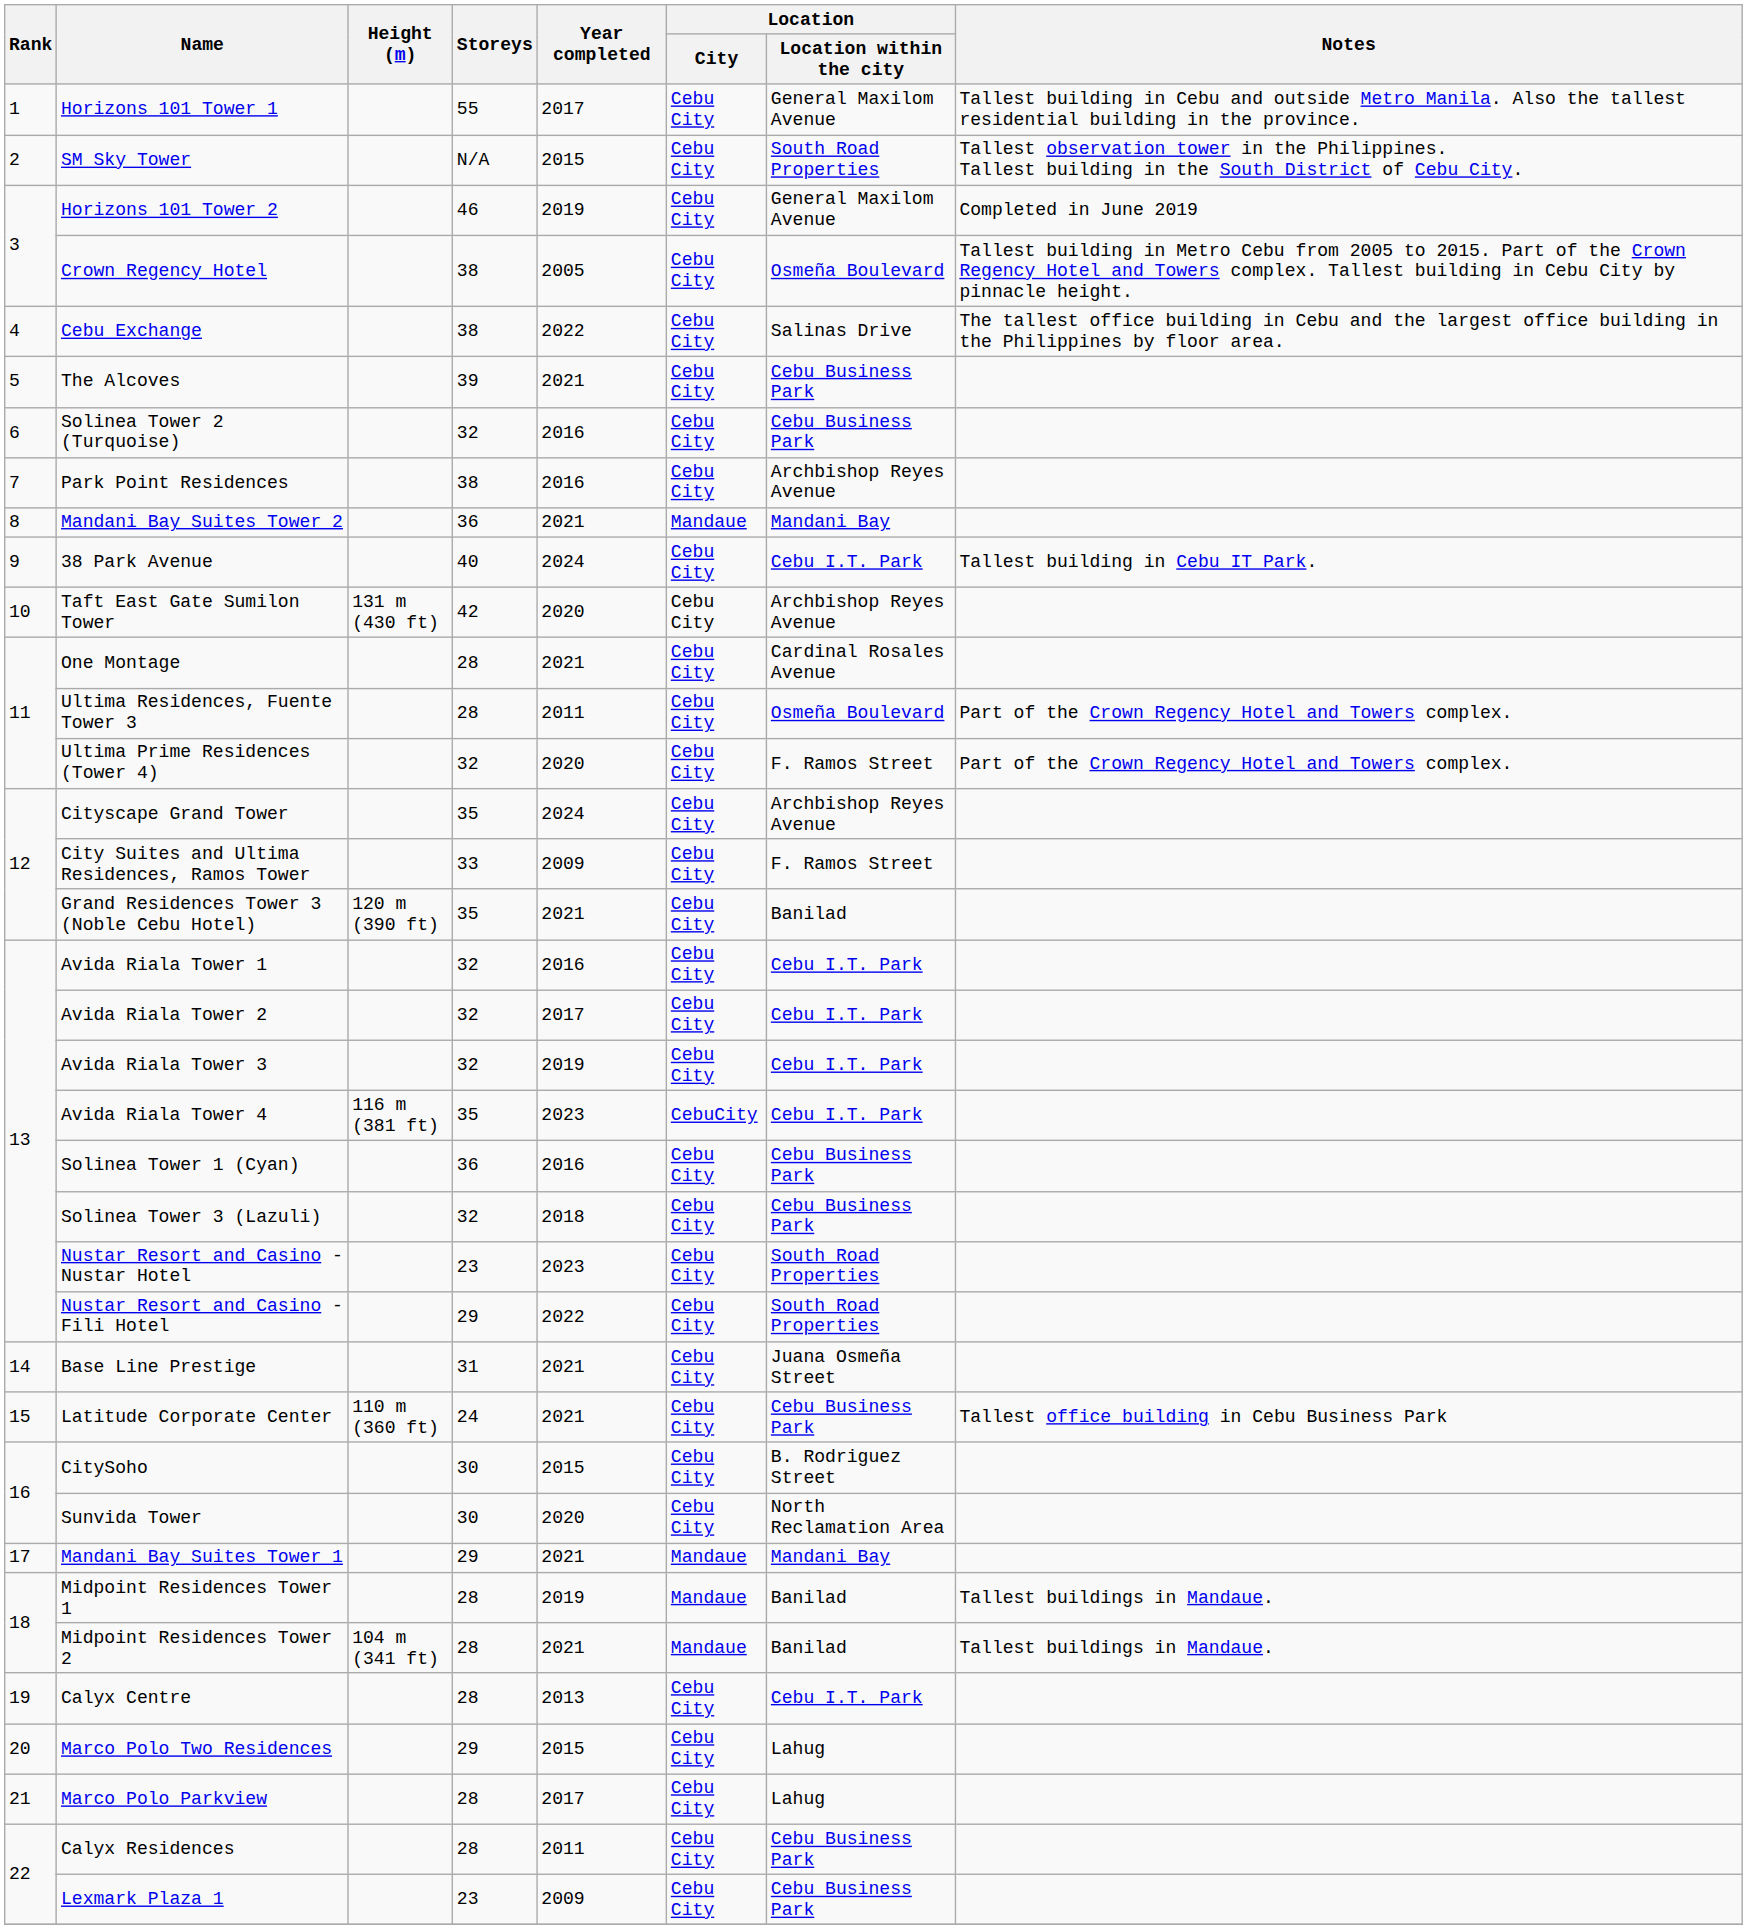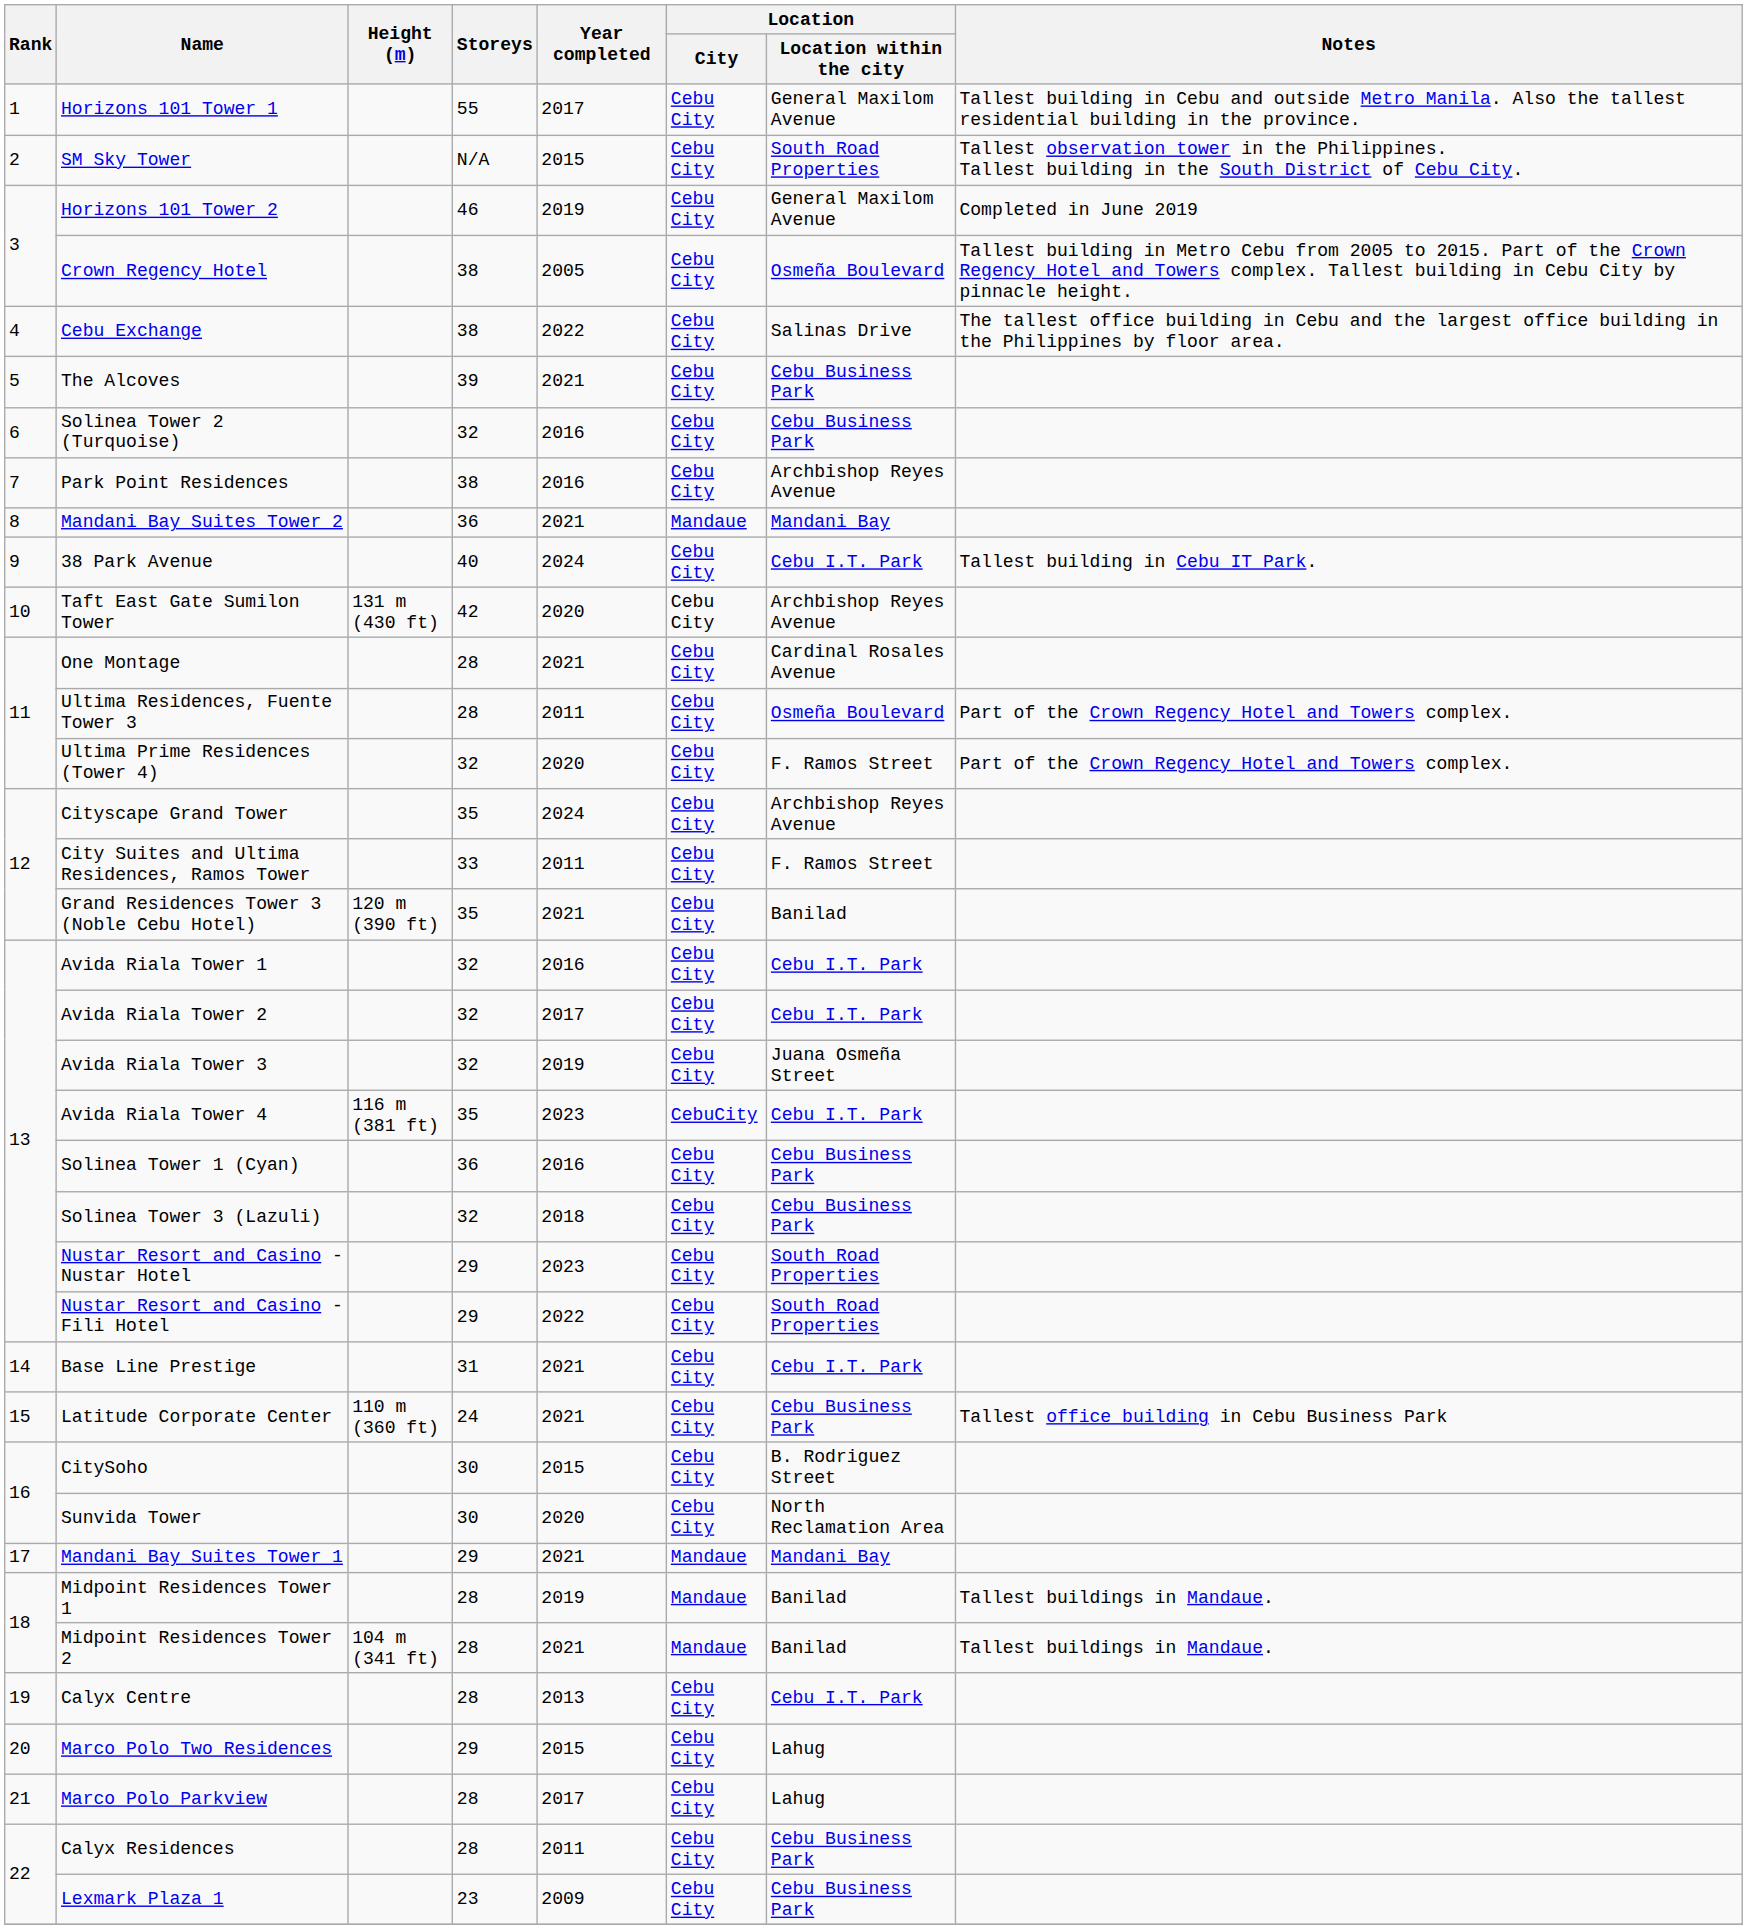(563, 864) 2009 -> (563, 864) 2011
(847, 1065) Cebu I.T. Park -> (836, 1065) Juana Osmeña Street
(468, 1267) 23 -> (468, 1267) 29
(836, 1367) Juana Osmeña Street -> (847, 1367) Cebu I.T. Park
